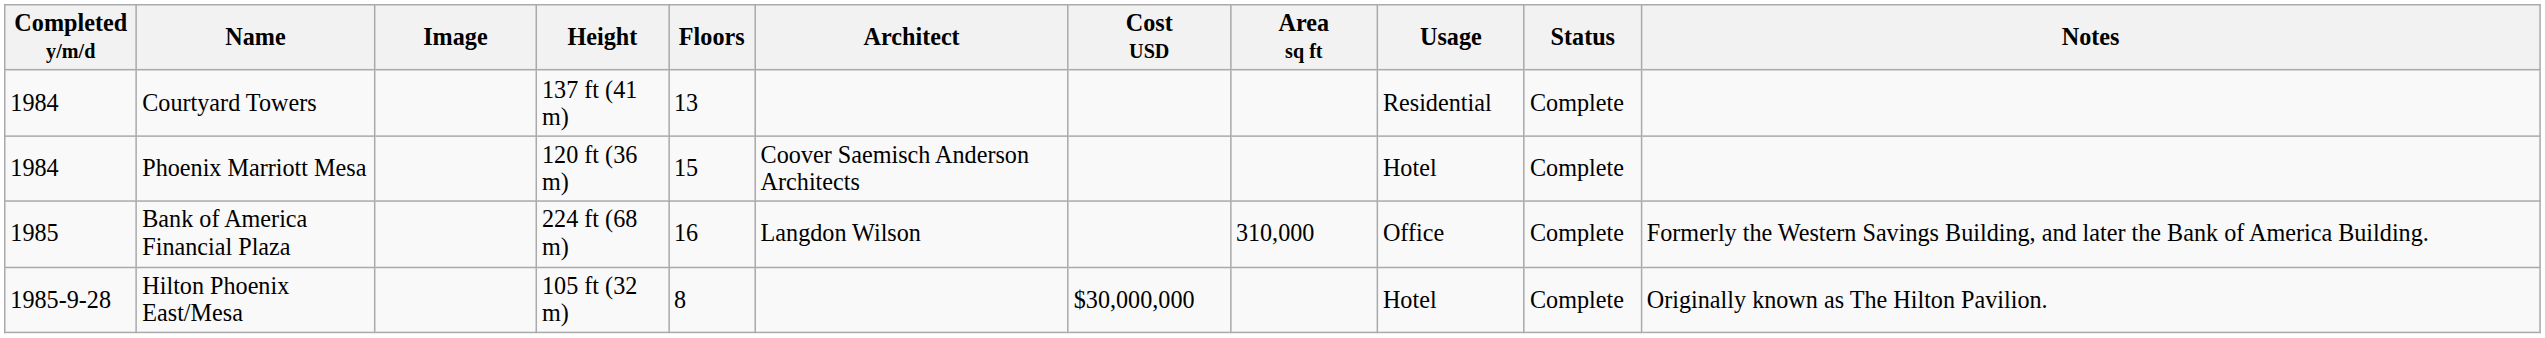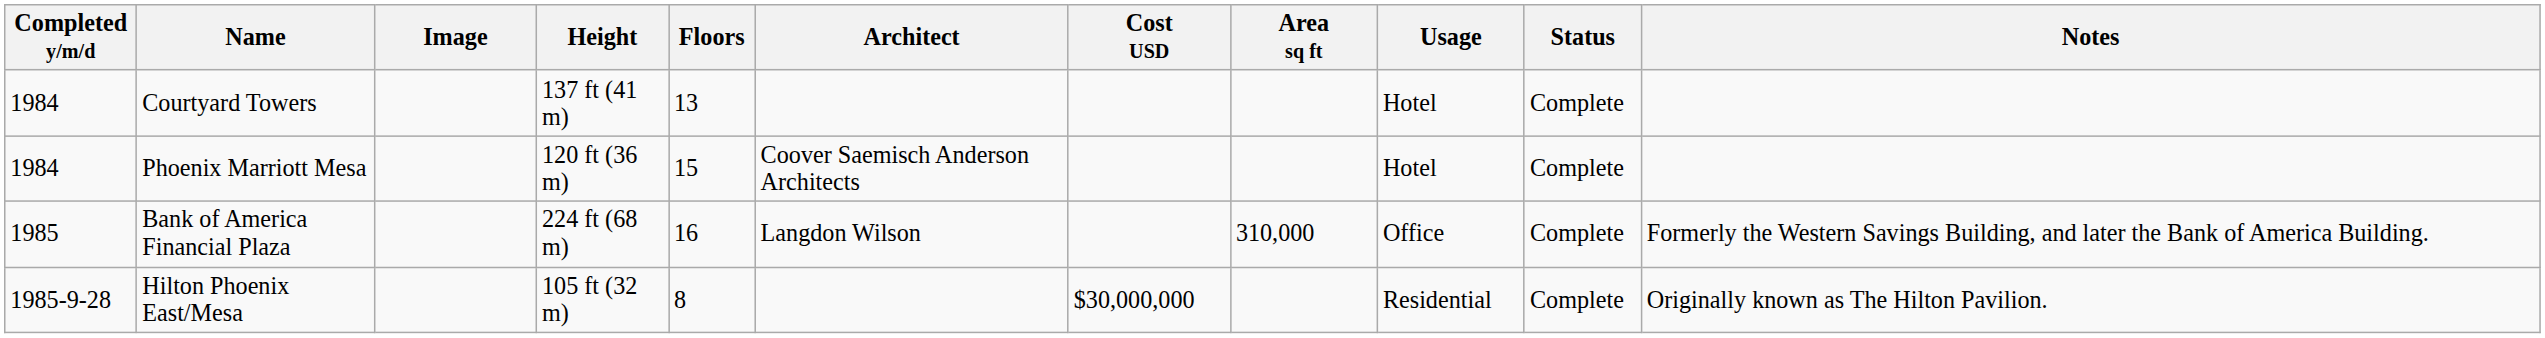(1437, 102) Residential -> (1410, 102) Hotel
(1410, 299) Hotel -> (1437, 299) Residential
